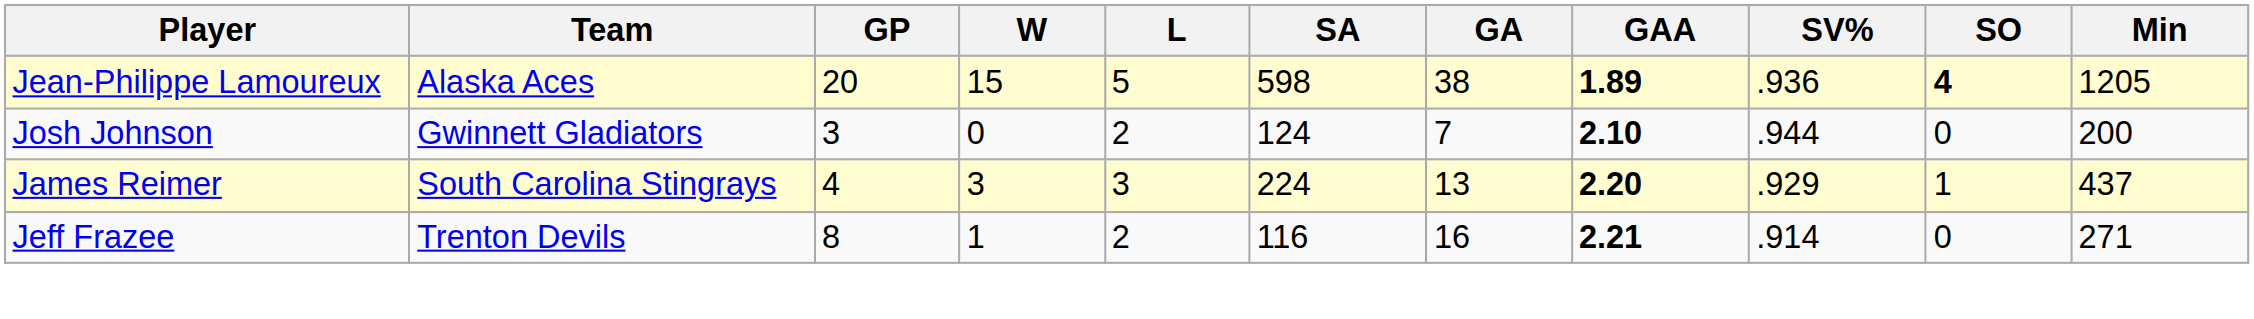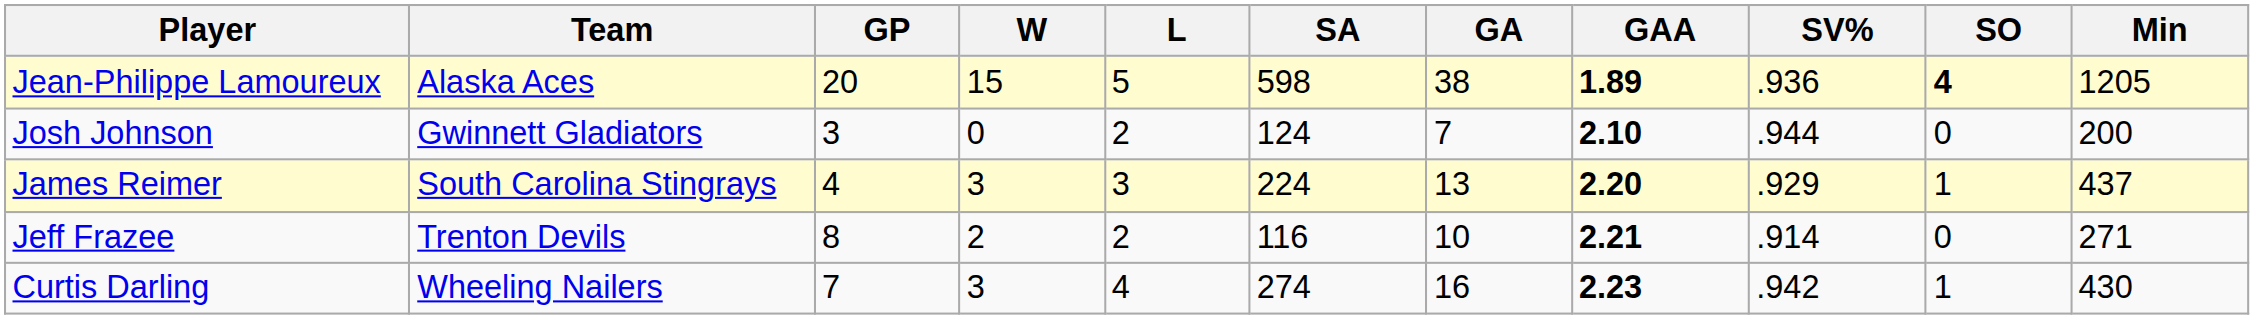(976, 236) 1 -> (976, 236) 2
(1452, 236) 16 -> (1452, 236) 10
+ row: (111, 287)
